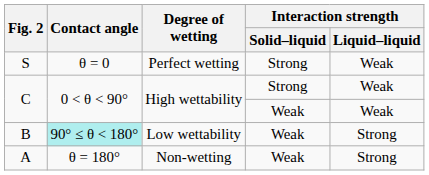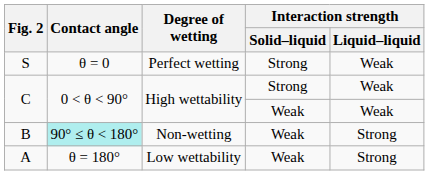(194, 134) Low wettability -> (194, 134) Non-wetting
(194, 157) Non-wetting -> (194, 157) Low wettability
